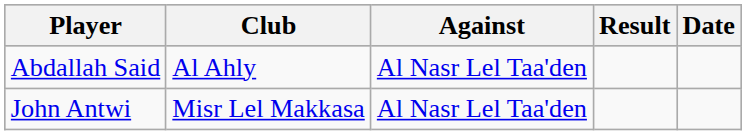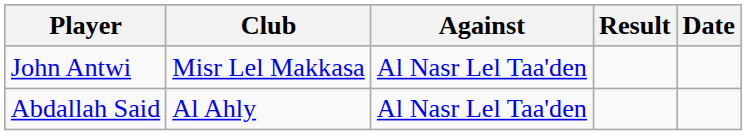rows swapped: (86, 66) <-> (71, 108)
